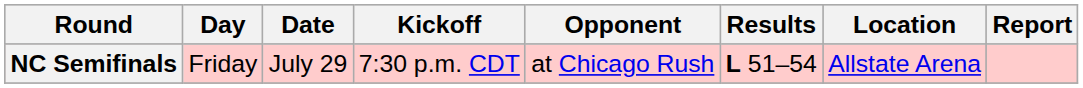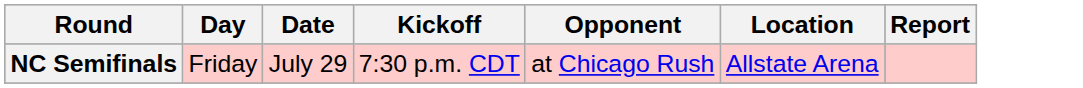- column: (771, 25)
